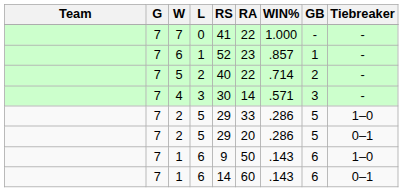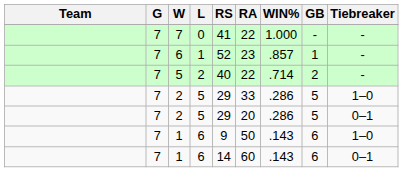- row: (179, 95)
